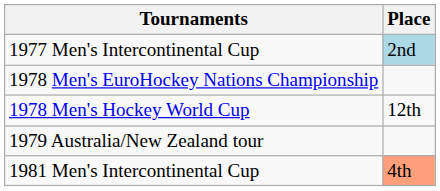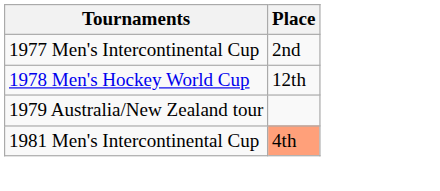(401, 49) lightblue background -> (286, 49) no background
- row: (194, 79)
